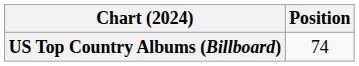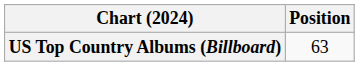(320, 46) 74 -> (320, 46) 63
